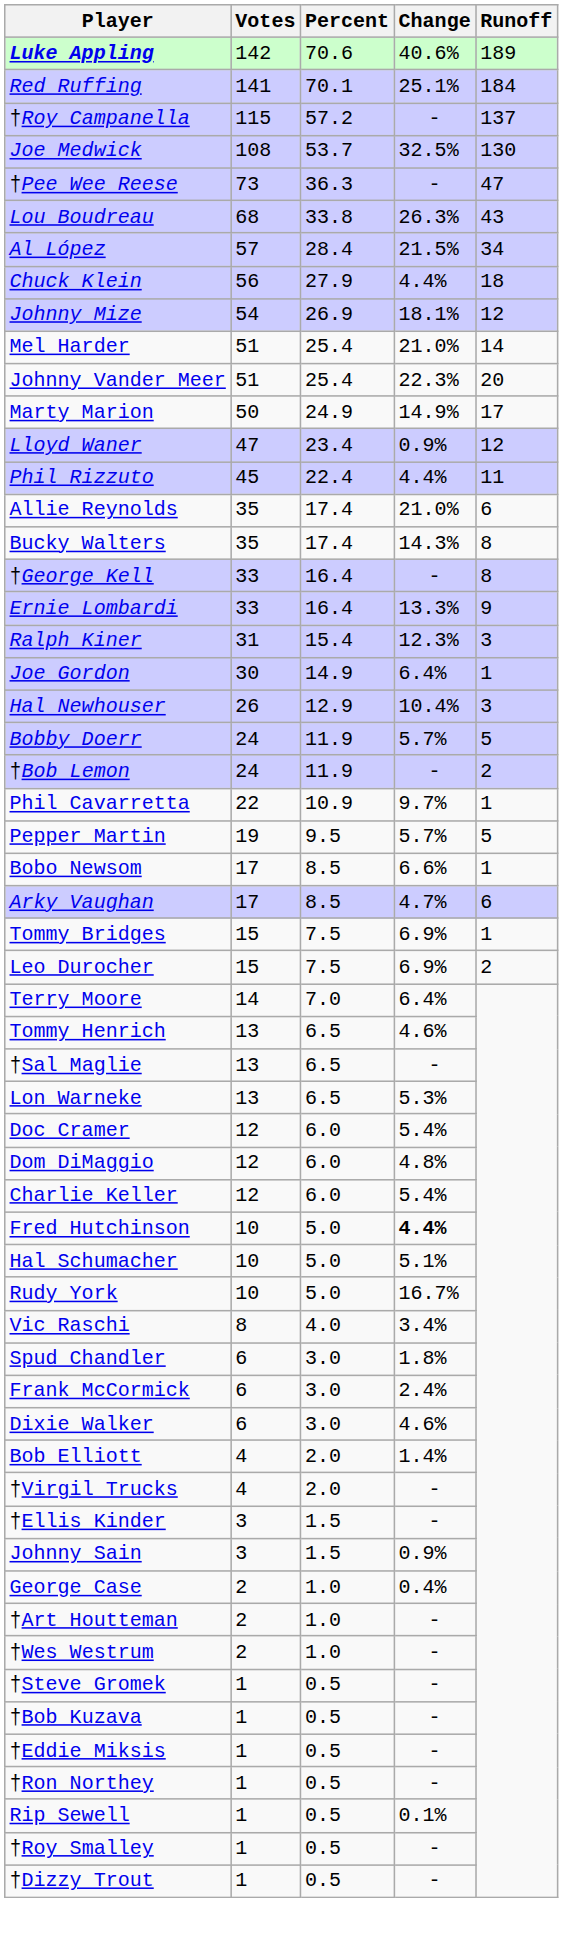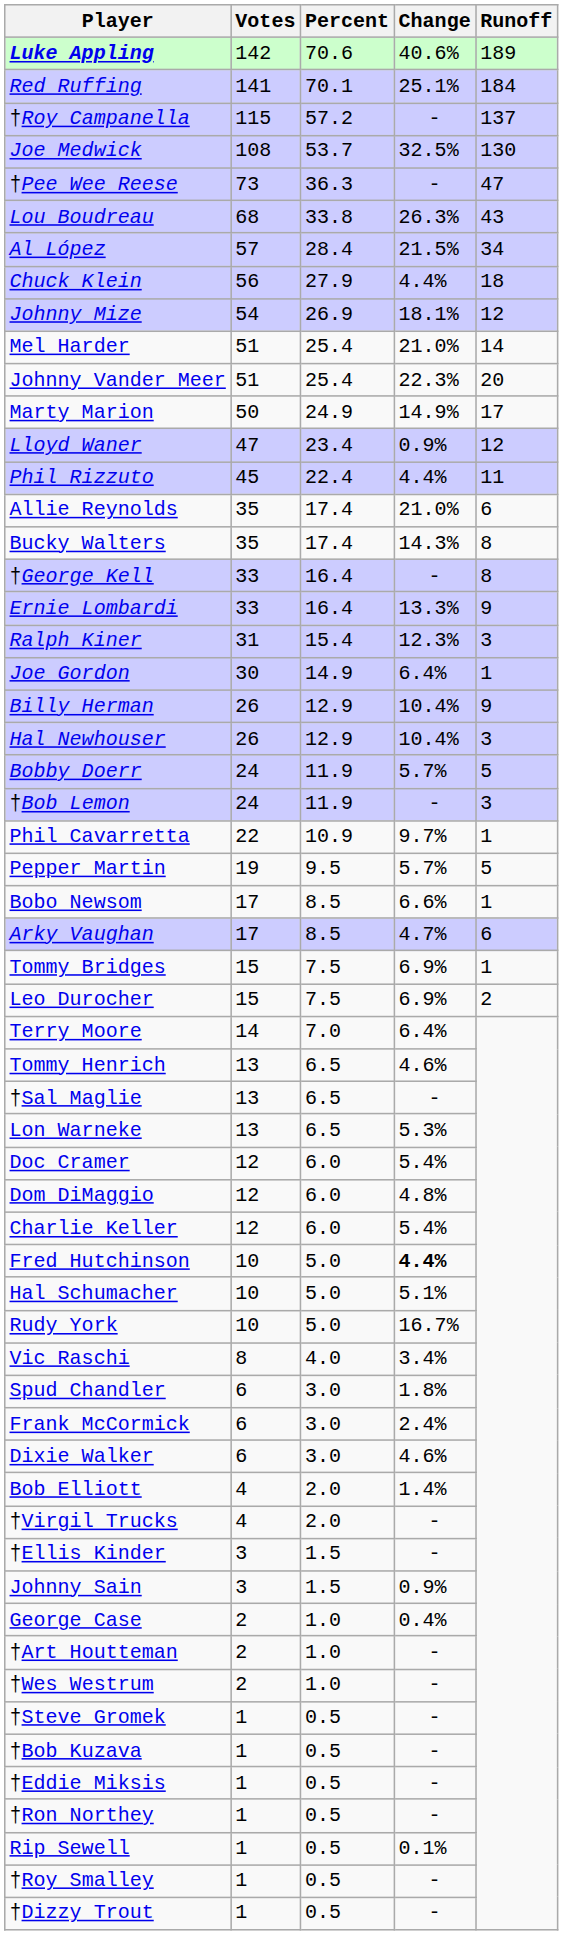+ row: (82, 706)
(486, 772) 2 -> (486, 804) 3
